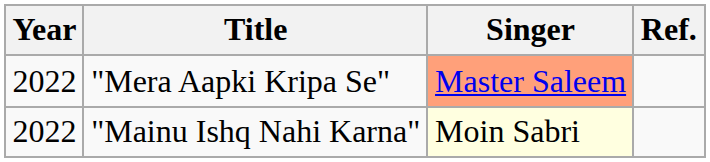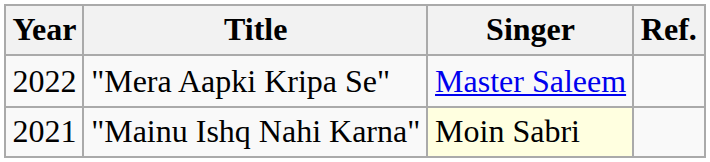(531, 80) lightsalmon background -> (531, 80) no background
(44, 131) 2022 -> (44, 131) 2021
